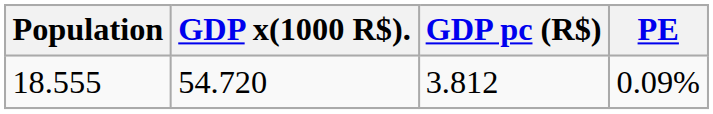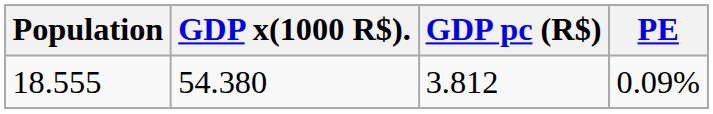(223, 81) 54.720 -> (223, 81) 54.380
